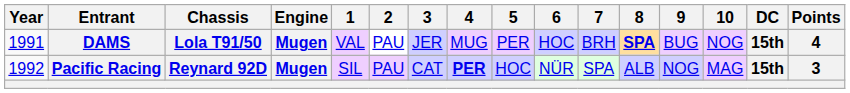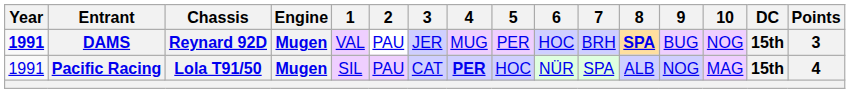(26, 42) normal -> (26, 42) bold
(218, 42) Lola T91/50 -> (218, 42) Reynard 92D
(816, 42) 4 -> (816, 42) 3
(26, 67) 1992 -> (26, 67) 1991
(218, 67) Reynard 92D -> (218, 67) Lola T91/50
(816, 67) 3 -> (816, 67) 4
